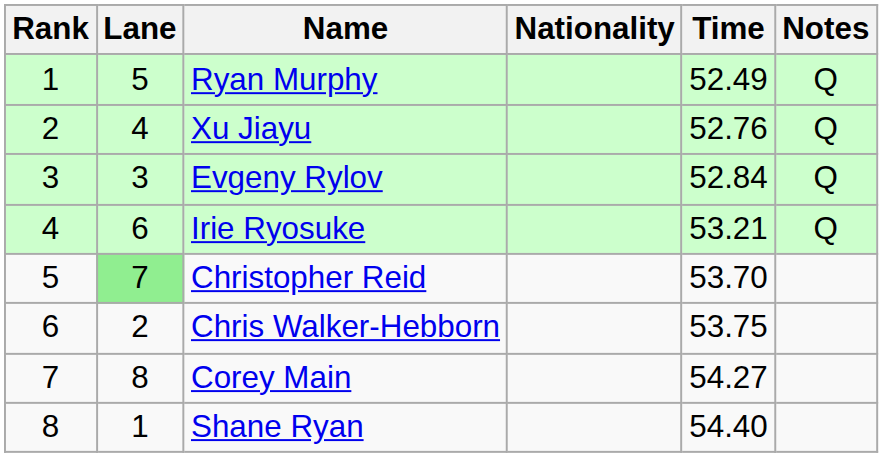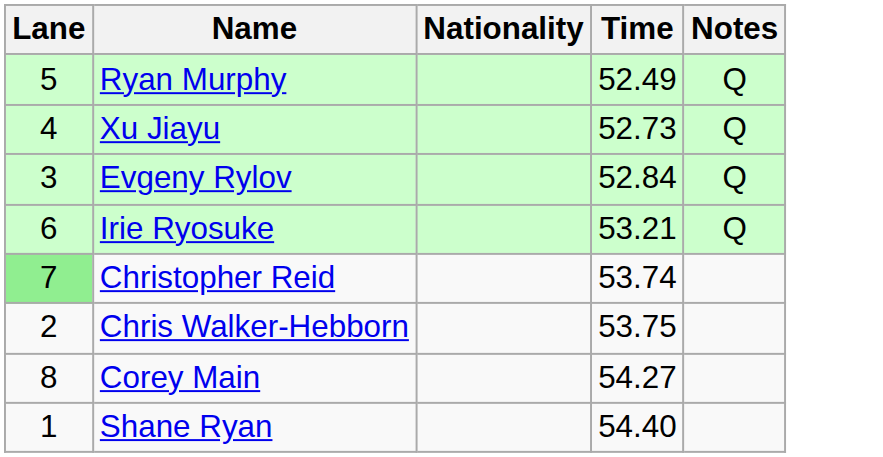- column: (51, 29)
(729, 128) 52.76 -> (637, 128) 52.73
(729, 278) 53.70 -> (637, 278) 53.74
